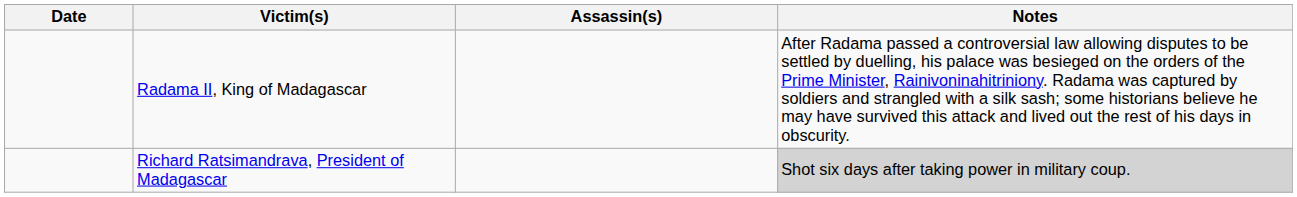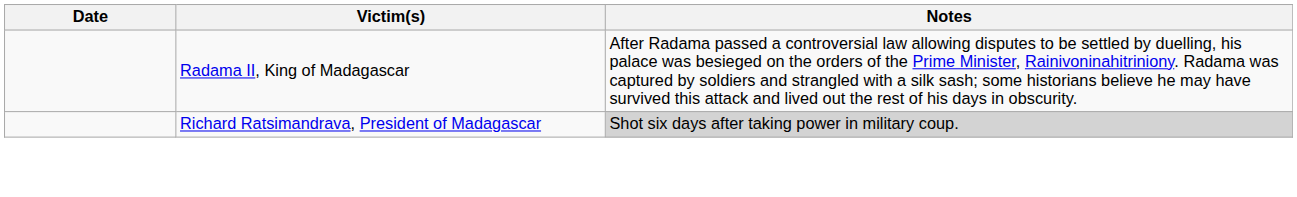- column: (616, 17)
